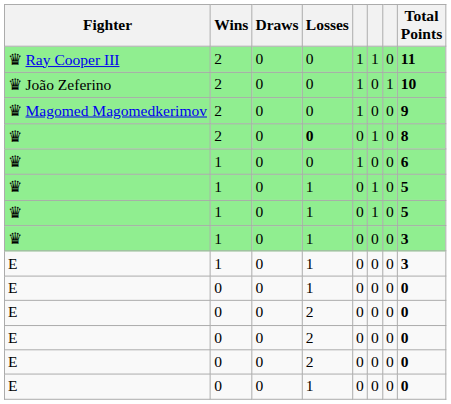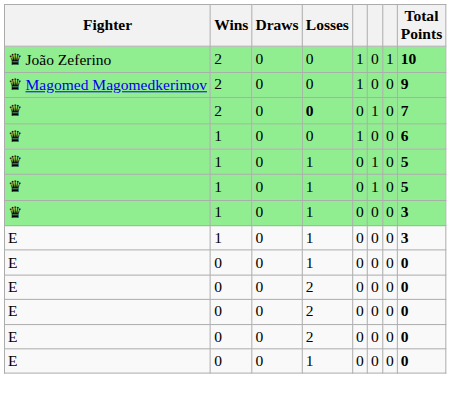- row: (64, 59)
(405, 136) 8 -> (405, 110) 7
